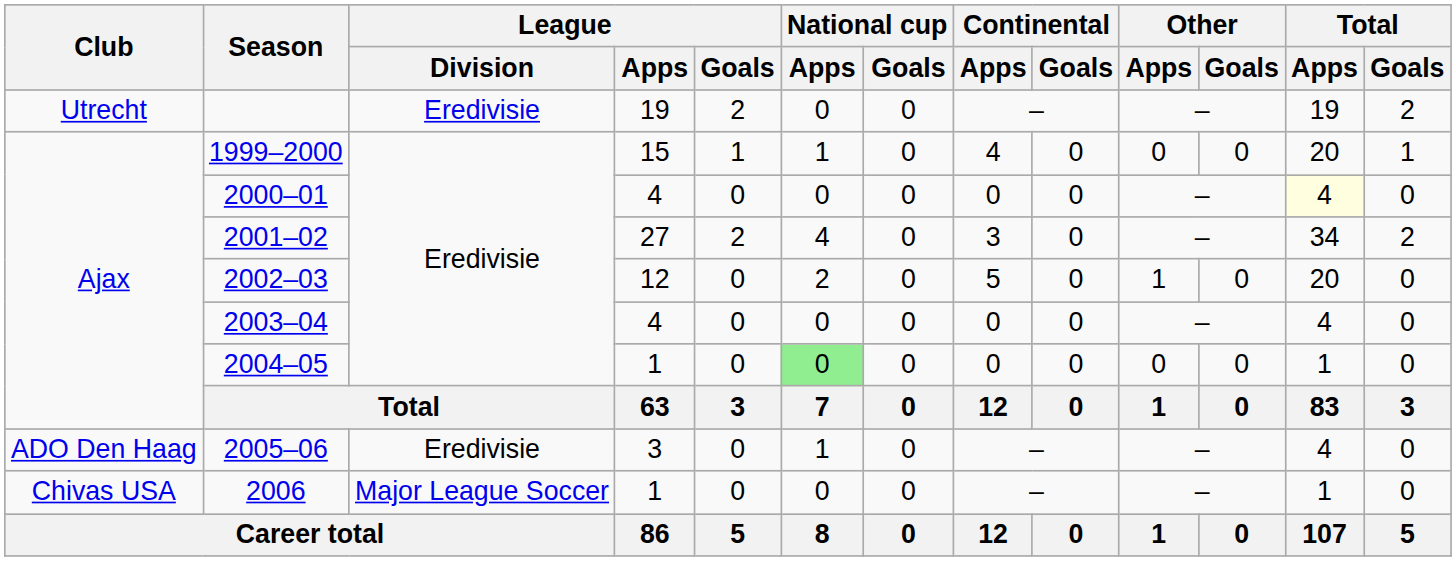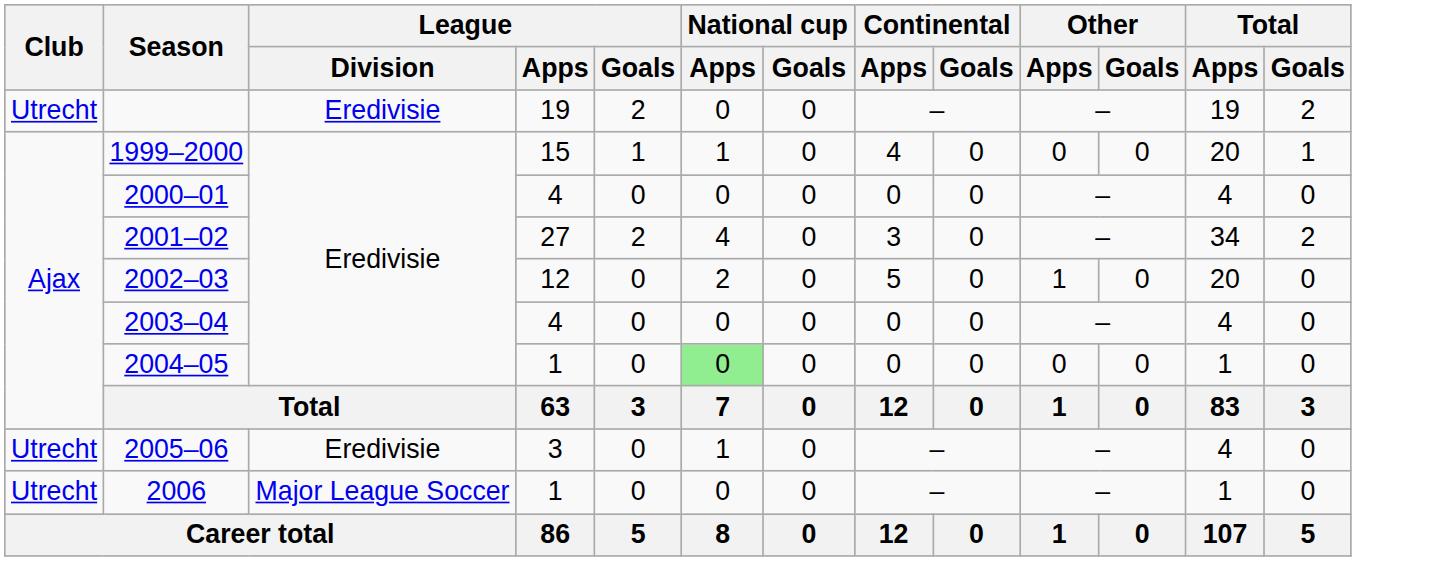(1325, 195) lightyellow background -> (1225, 195) no background
(104, 449) ADO Den Haag -> (54, 449) Utrecht
(104, 491) Chivas USA -> (54, 491) Utrecht
